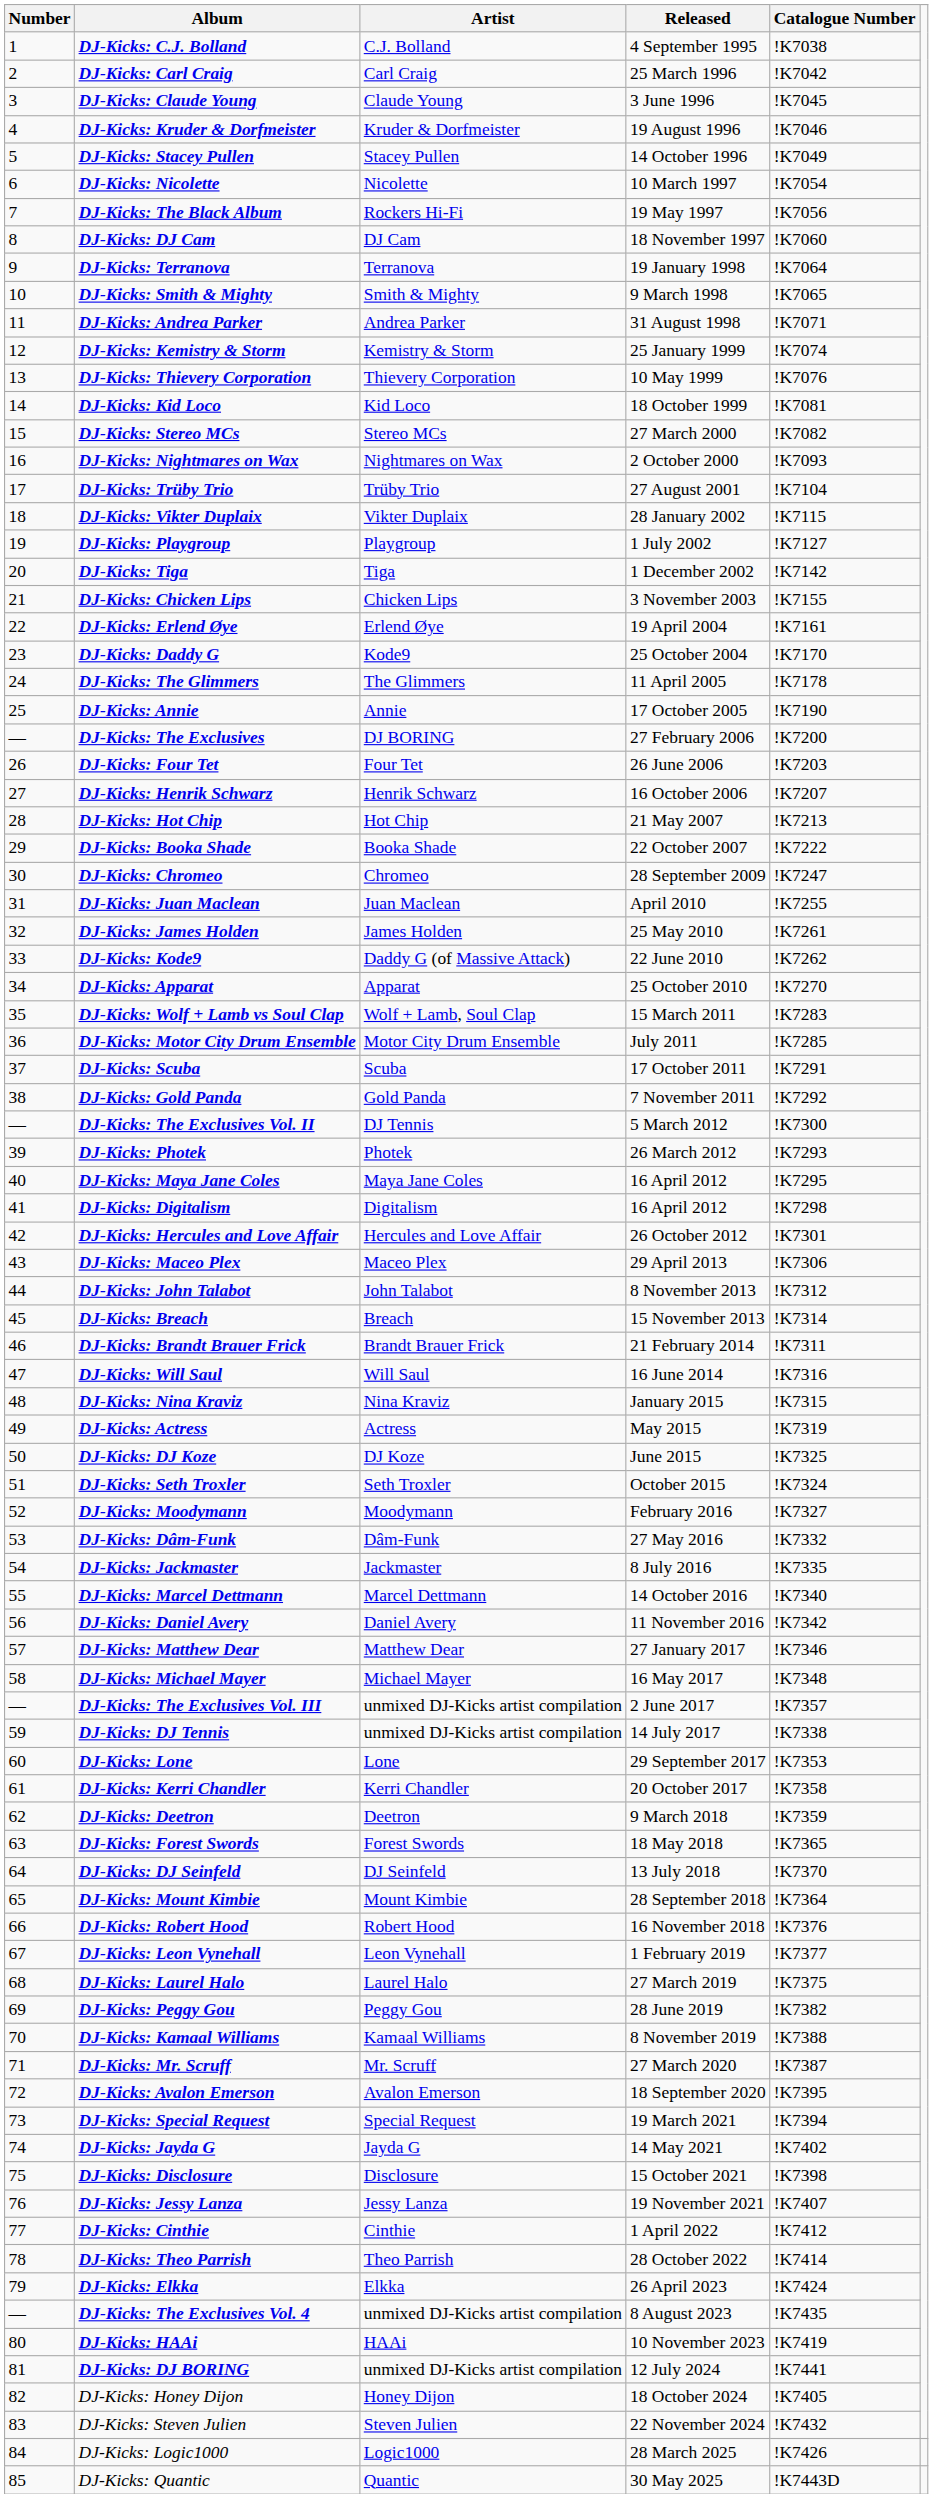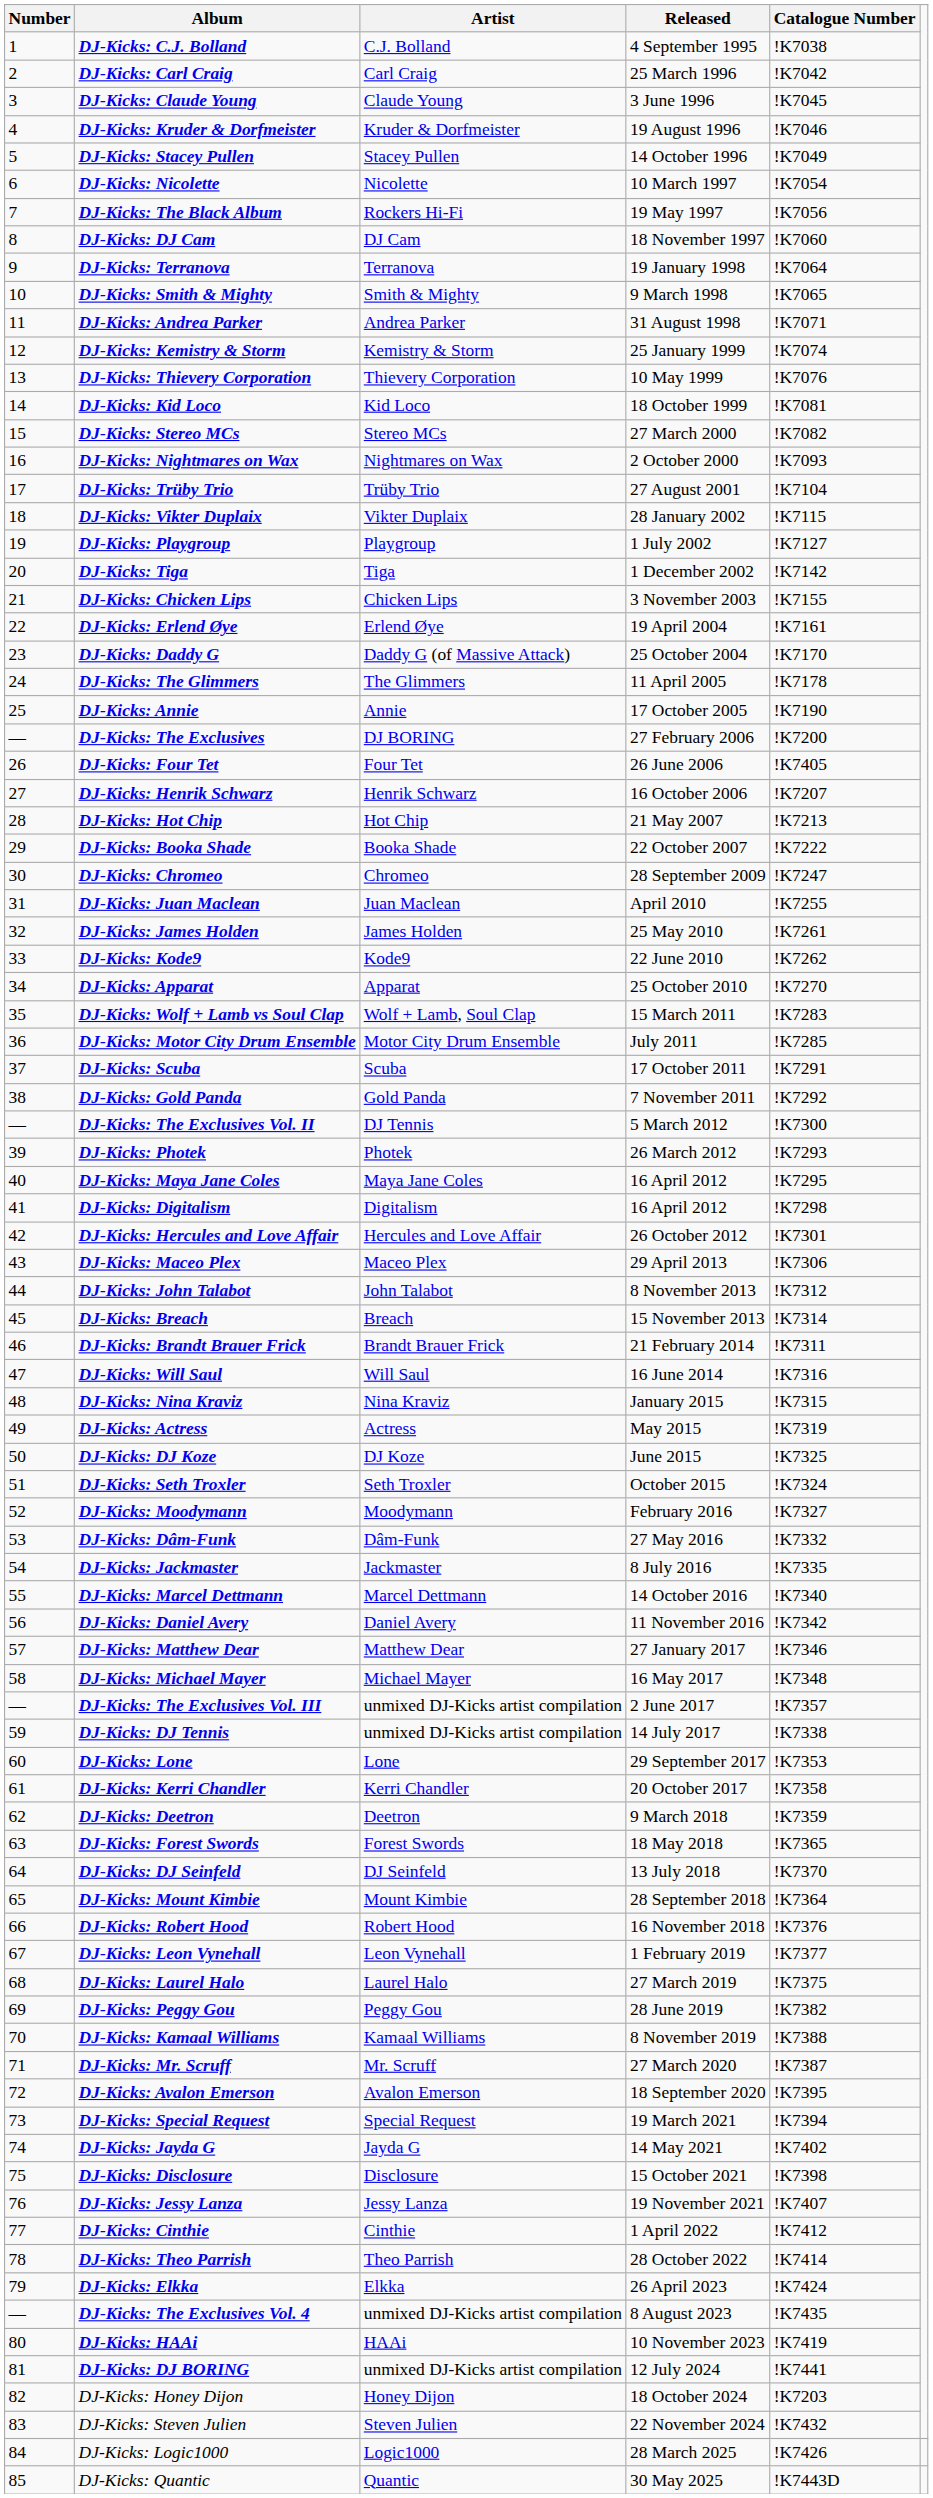(387, 654) Kode9 -> (467, 654) Daddy G (of Massive Attack)
(800, 765) !K7203 -> (800, 765) !K7405
(467, 958) Daddy G (of Massive Attack) -> (387, 958) Kode9
(800, 2396) !K7405 -> (800, 2396) !K7203
